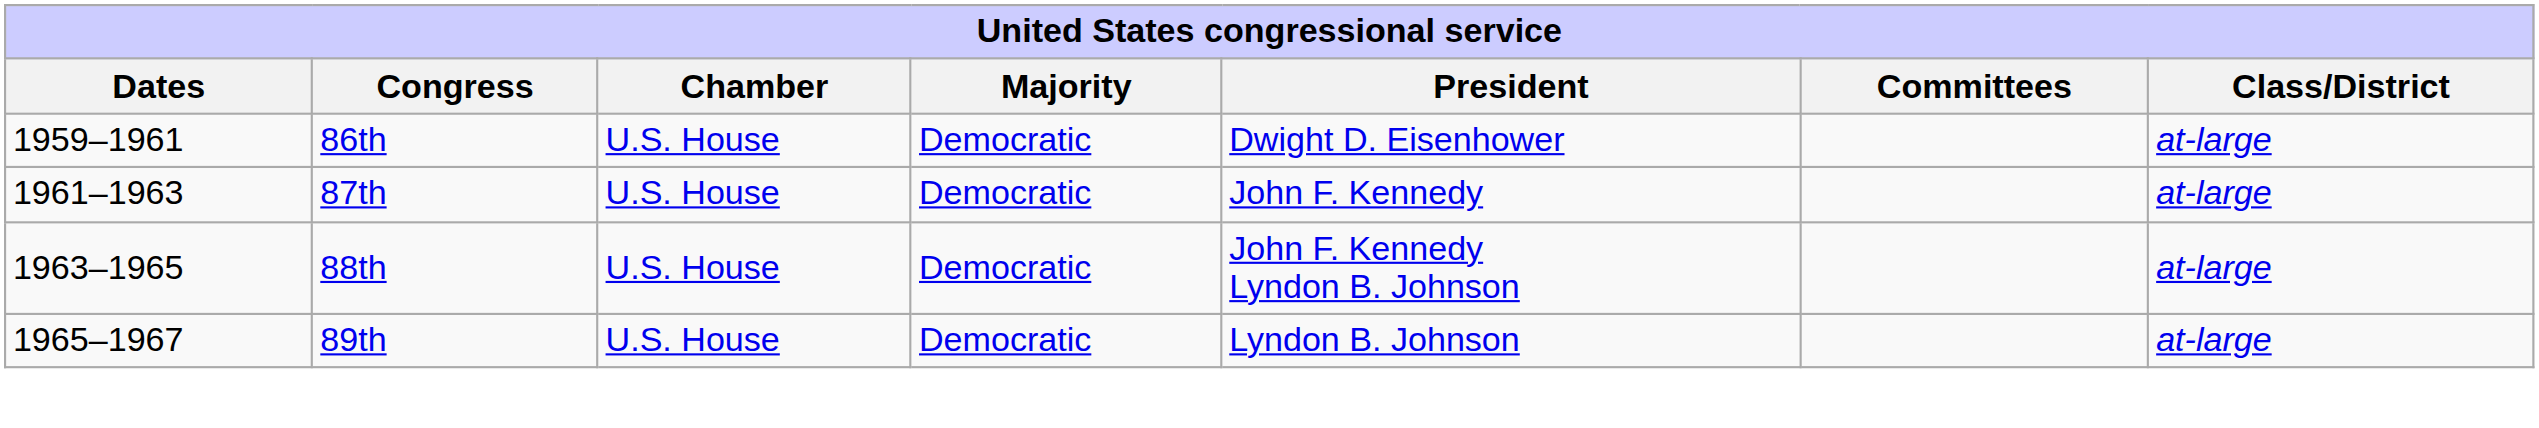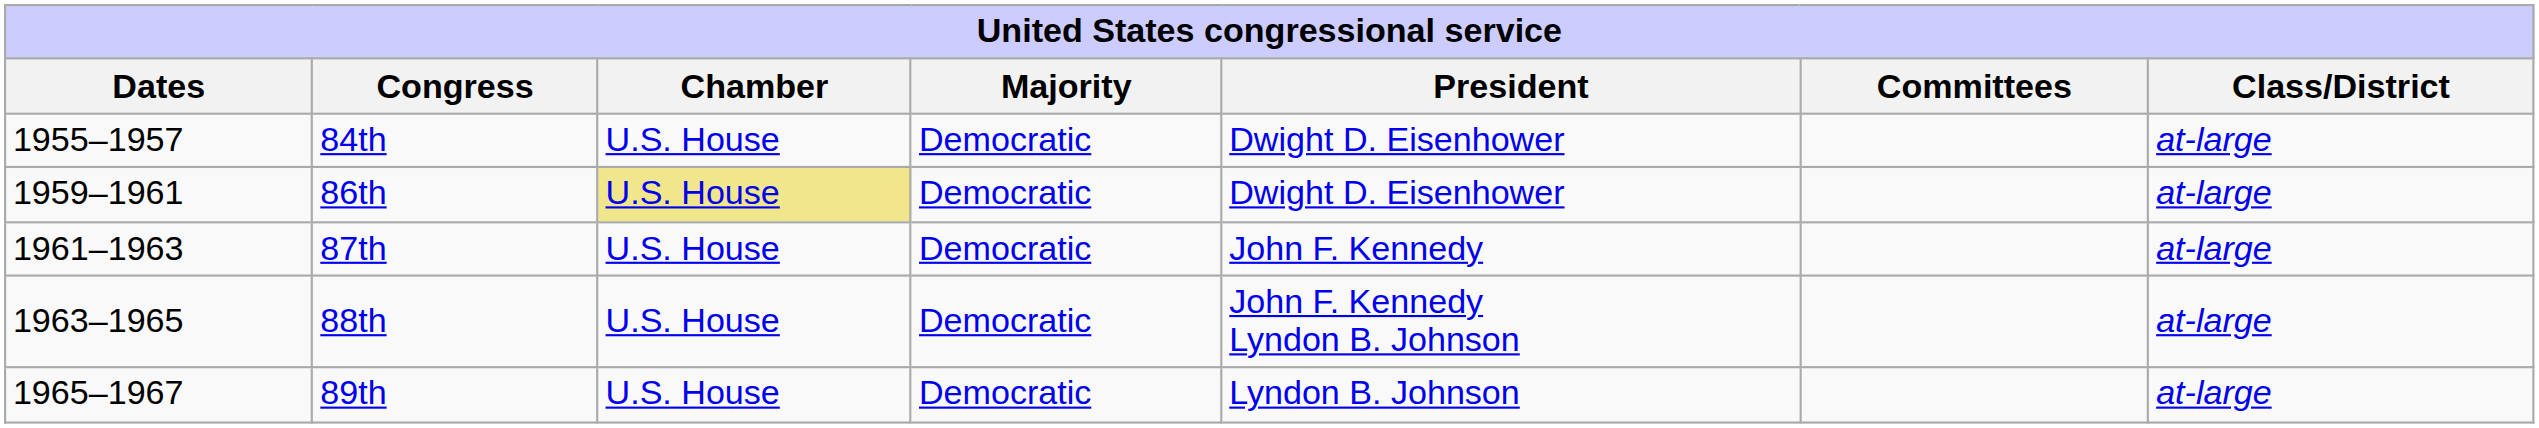+ row: (353, 139)
(693, 139) no background -> (693, 193) khaki background
